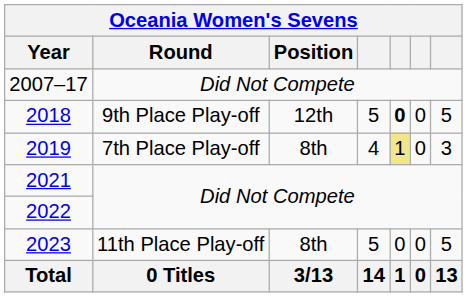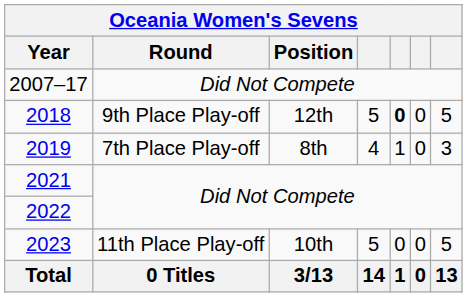(400, 148) khaki background -> (400, 148) no background
(313, 244) 8th -> (313, 244) 10th
